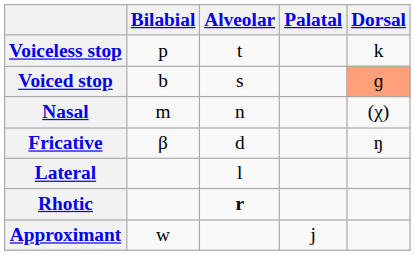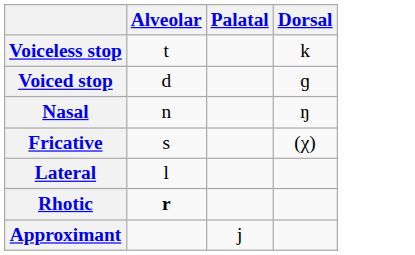- column: (163, 19)
(240, 81) s -> (166, 81) d
(379, 81) lightsalmon background -> (305, 81) no background
(379, 111) (χ) -> (305, 111) ŋ
(240, 142) d -> (166, 142) s
(379, 142) ŋ -> (305, 142) (χ)
